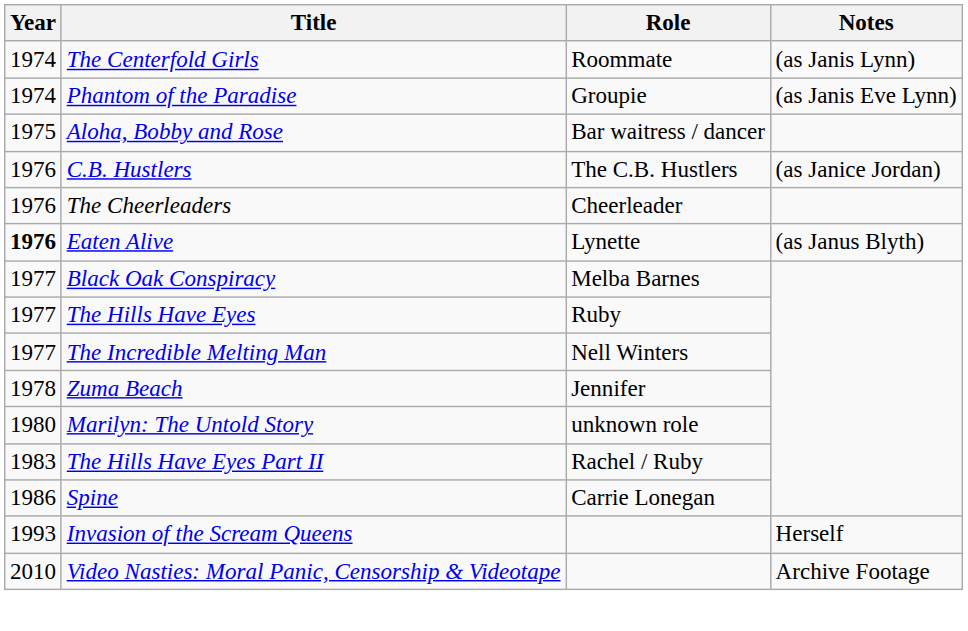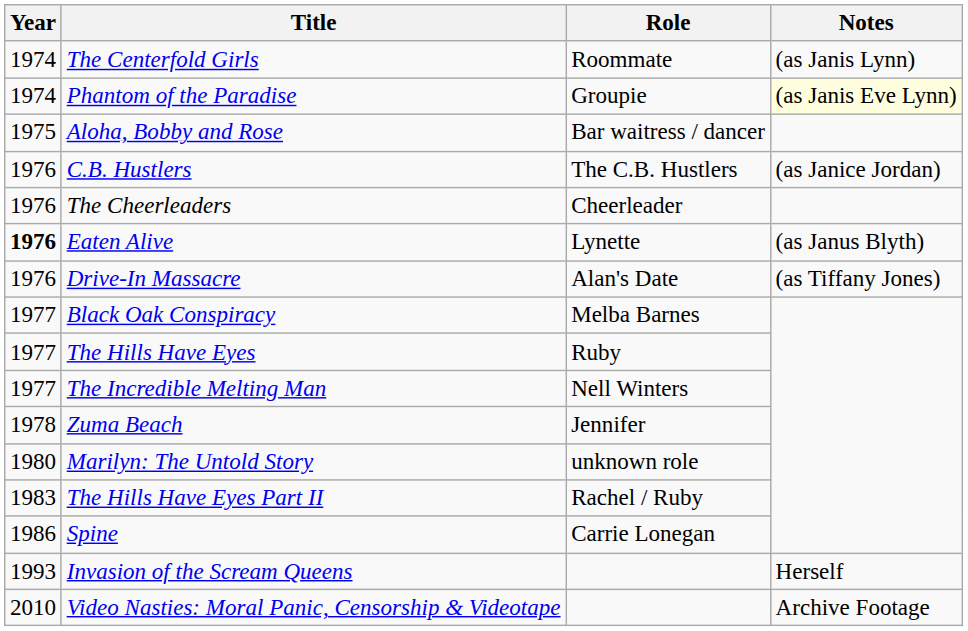(866, 95) no background -> (866, 95) lightyellow background
+ row: (154, 278)
